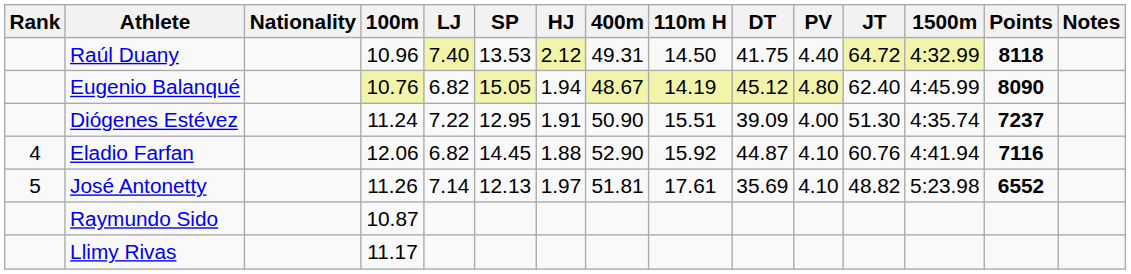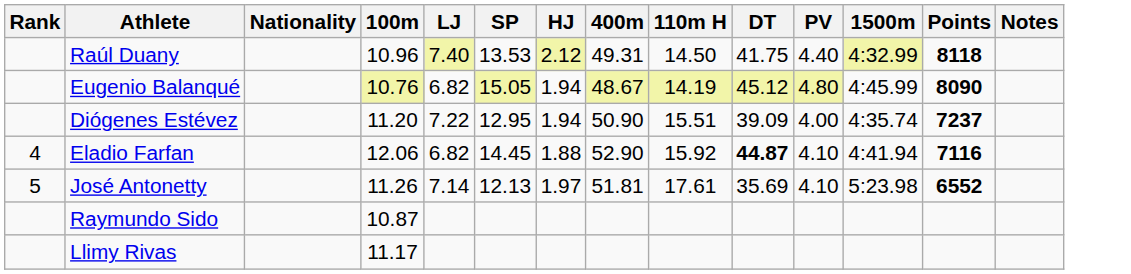- column: (874, 21)
(392, 120) 11.24 -> (392, 120) 11.20
(561, 120) 1.91 -> (561, 120) 1.94
(762, 153) normal -> (762, 153) bold
